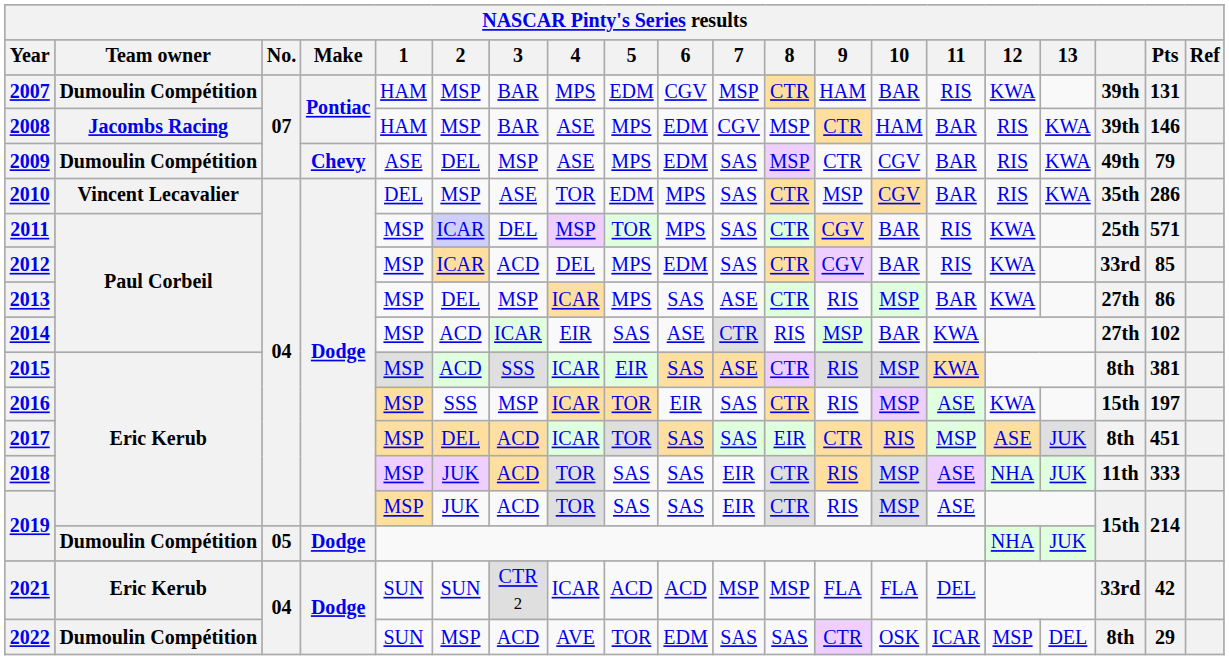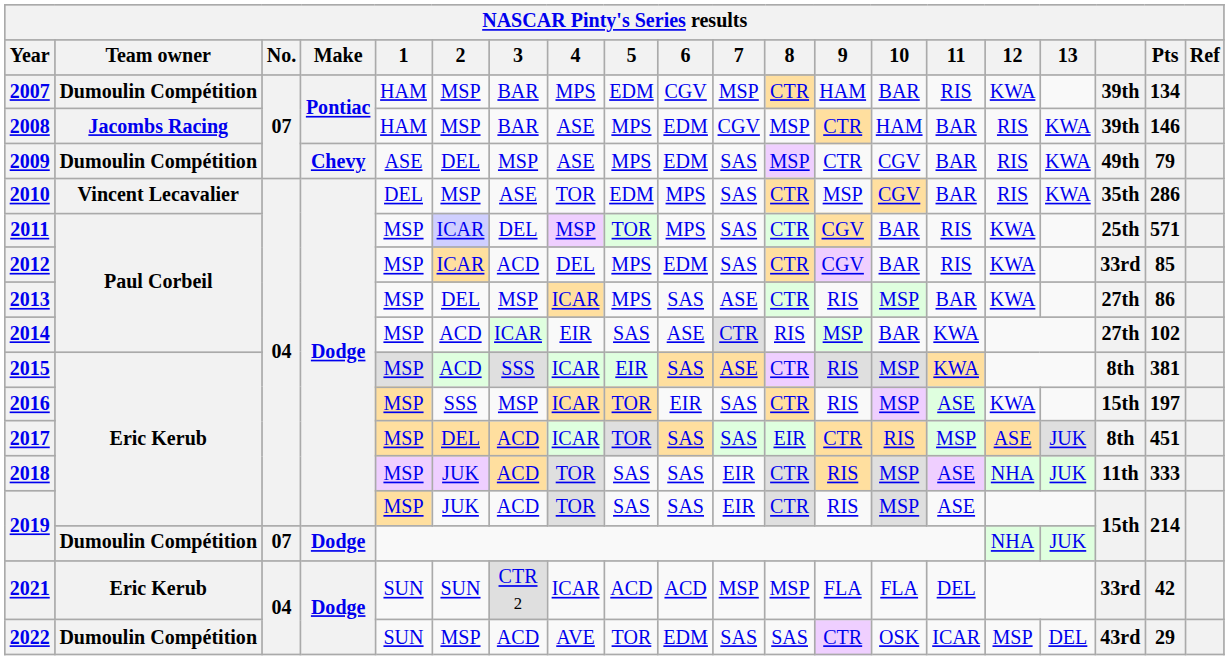(1165, 91) 131 -> (1165, 91) 134
(281, 542) 05 -> (281, 542) 07
(1120, 636) 8th -> (1120, 636) 43rd
